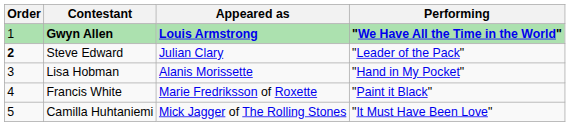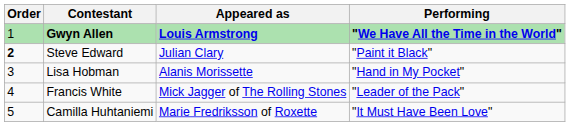(408, 53) "Leader of the Pack" -> (392, 53) "Paint it Black"
(238, 92) Marie Fredriksson of Roxette -> (253, 92) Mick Jagger of The Rolling Stones
(392, 92) "Paint it Black" -> (408, 92) "Leader of the Pack"
(253, 111) Mick Jagger of The Rolling Stones -> (238, 111) Marie Fredriksson of Roxette
